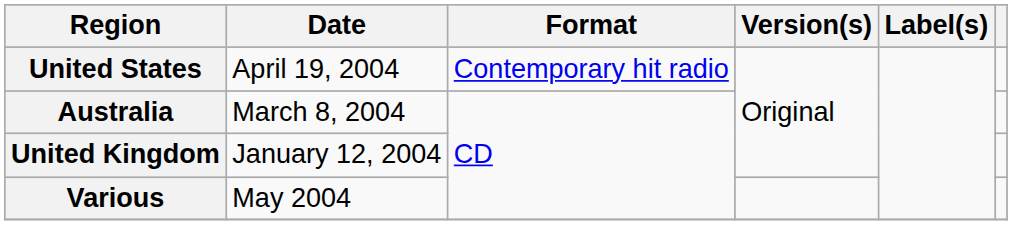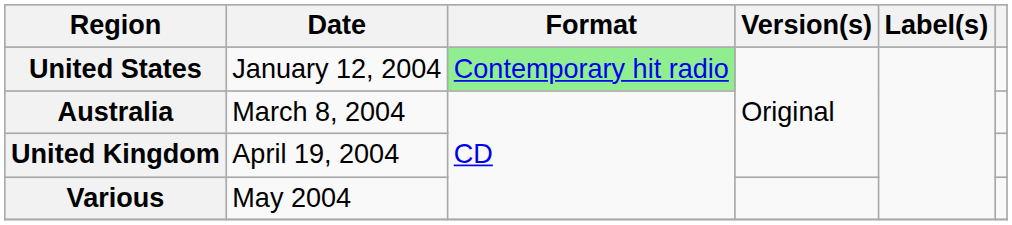(316, 68) April 19, 2004 -> (337, 68) January 12, 2004
(591, 68) no background -> (591, 68) lightgreen background
(337, 154) January 12, 2004 -> (316, 154) April 19, 2004
